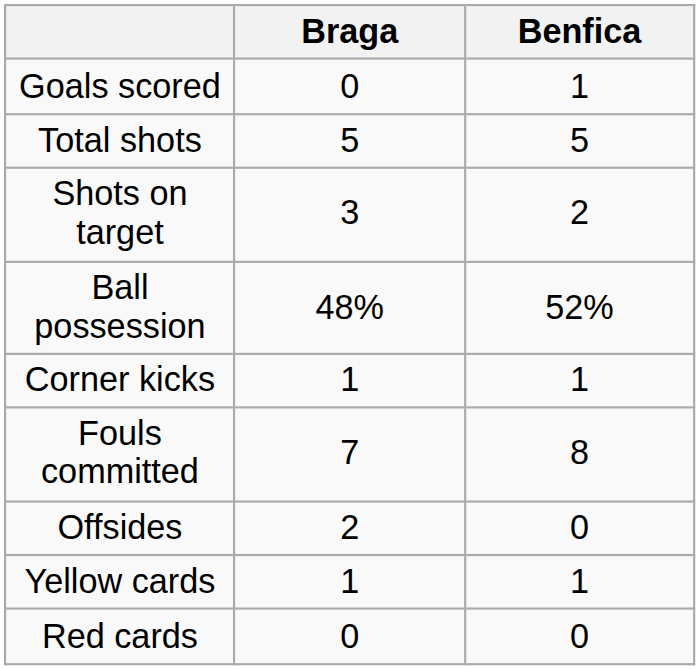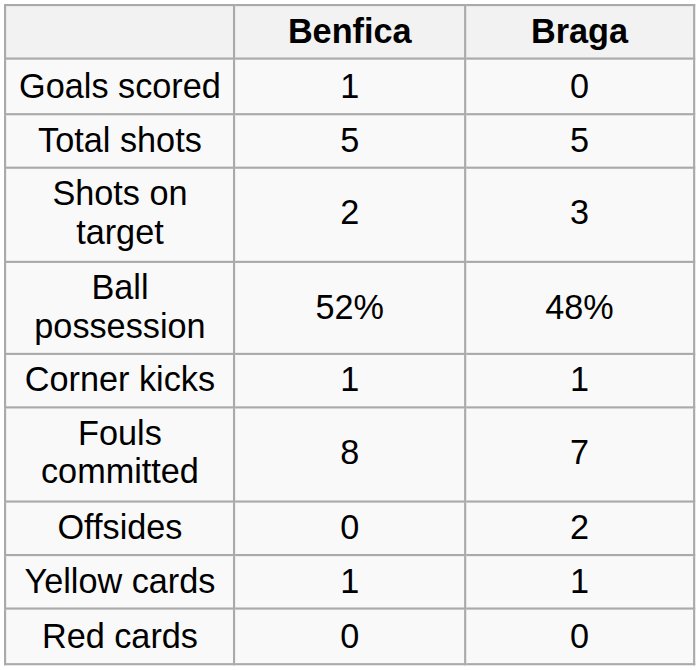columns swapped: (580, 31) <-> (350, 31)
